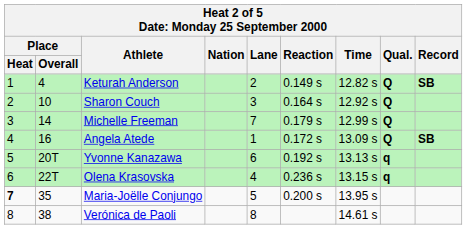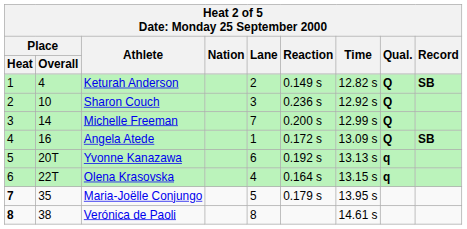(303, 102) 0.164 s -> (303, 102) 0.236 s
(303, 121) 0.179 s -> (303, 121) 0.200 s
(303, 177) 0.236 s -> (303, 177) 0.164 s
(303, 196) 0.200 s -> (303, 196) 0.179 s
(10, 214) normal -> (10, 214) bold
